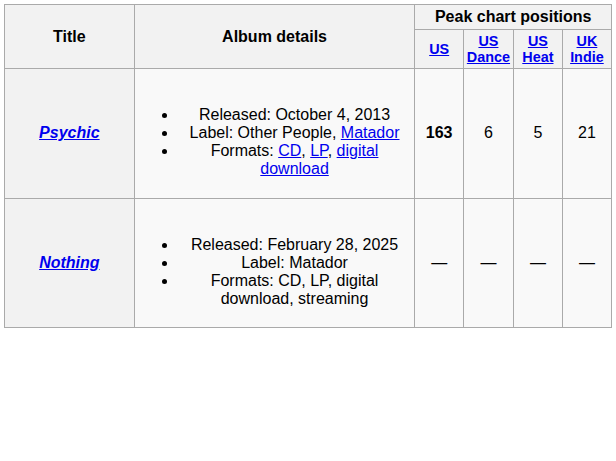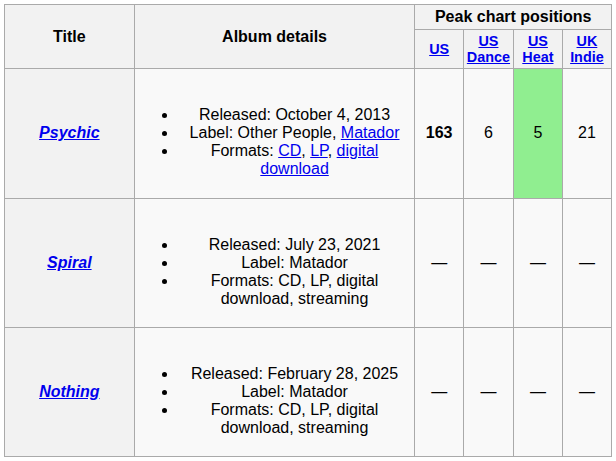(538, 133) no background -> (538, 133) lightgreen background
+ row: (69, 262)
